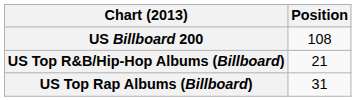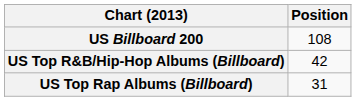(320, 61) 21 -> (320, 61) 42
